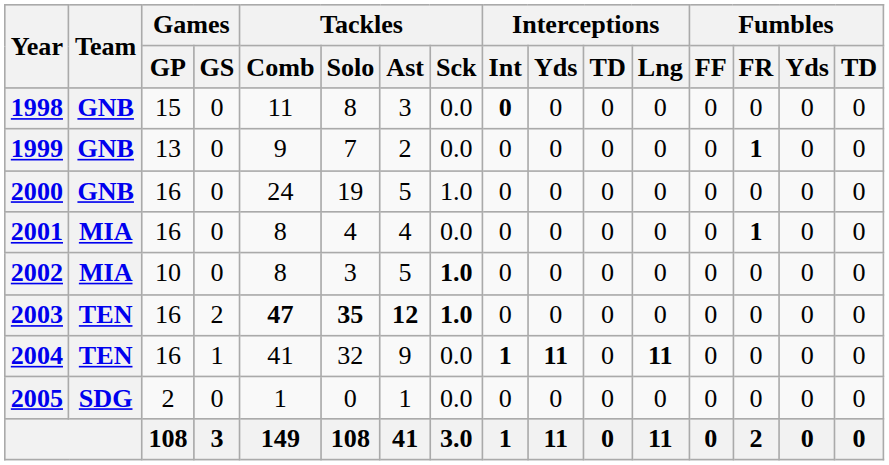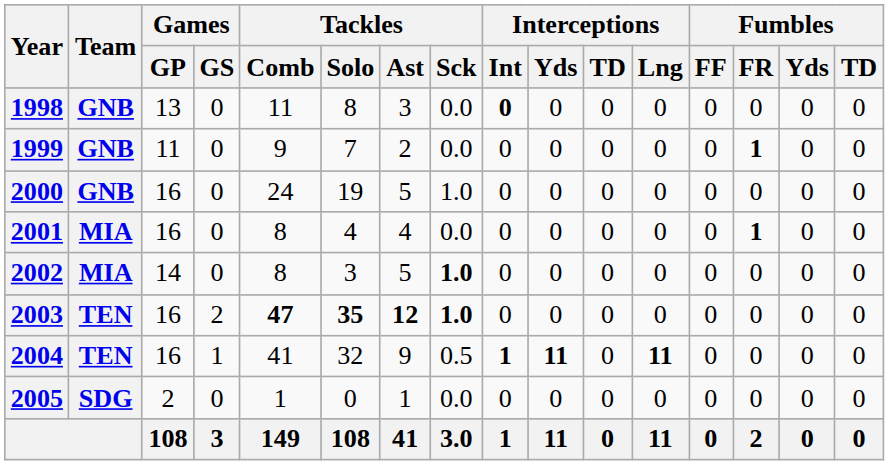(168, 107) 15 -> (168, 107) 13
(168, 149) 13 -> (168, 149) 11
(168, 273) 10 -> (168, 273) 14
(456, 356) 0.0 -> (456, 356) 0.5
